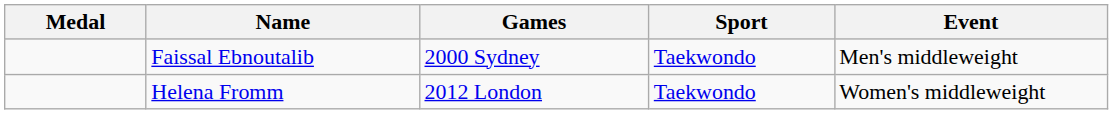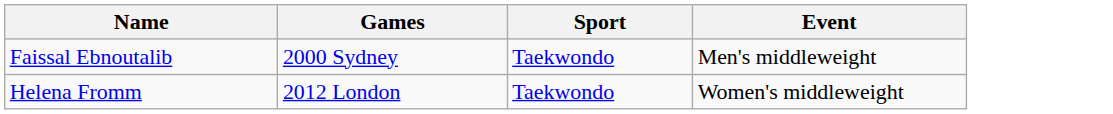- column: (75, 21)
